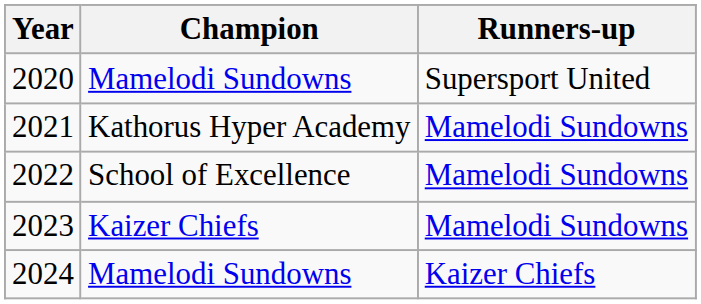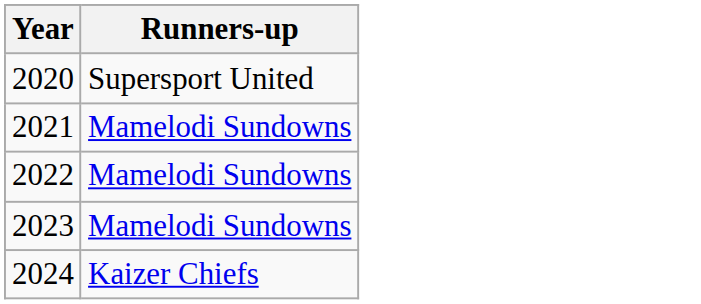- column: (249, 28)
